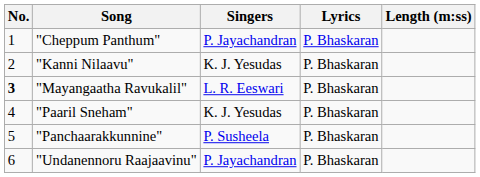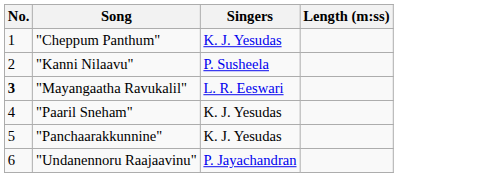- column: (341, 16)
(250, 40) P. Jayachandran -> (242, 40) K. J. Yesudas
(242, 64) K. J. Yesudas -> (236, 64) P. Susheela
(236, 137) P. Susheela -> (242, 137) K. J. Yesudas
